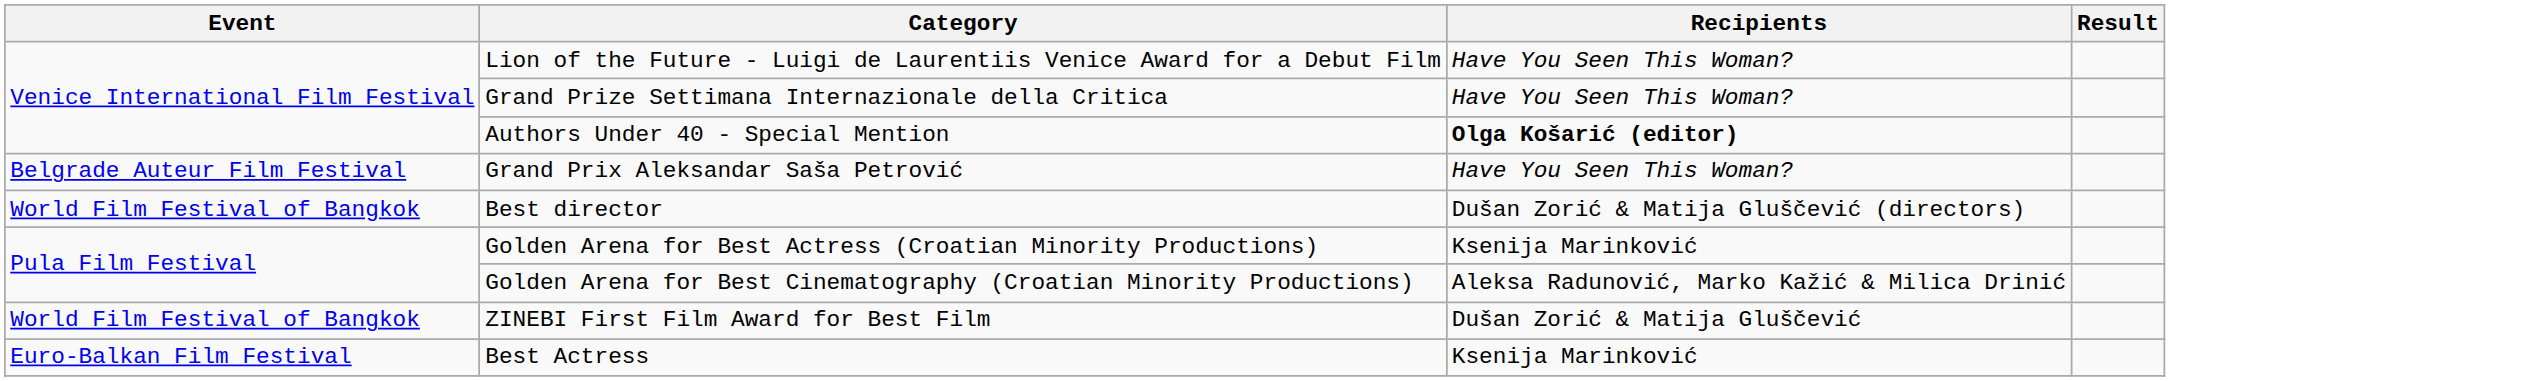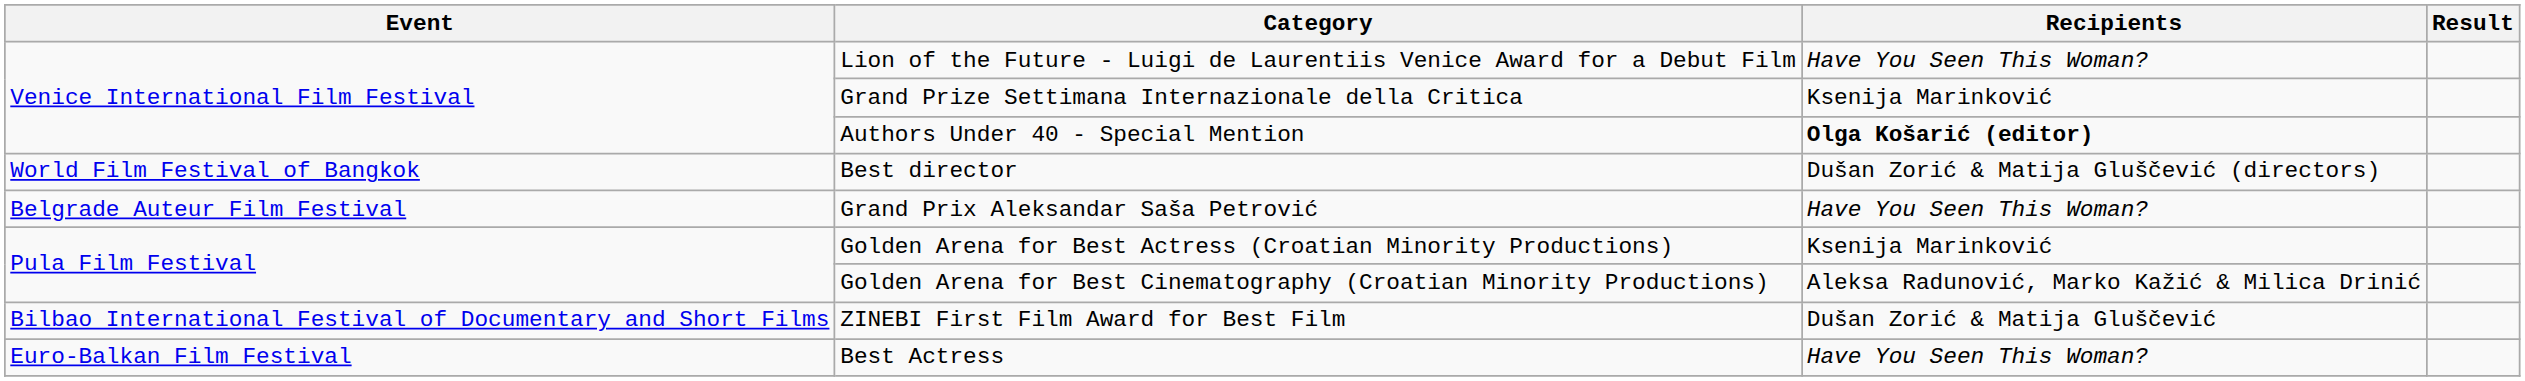(1622, 98) Have You Seen This Woman? -> (1930, 98) Ksenija Marinković
rows swapped: (724, 172) <-> (574, 209)
(215, 320) World Film Festival of Bangkok -> (420, 320) Bilbao International Festival of Documentary and Short Films
(1575, 357) Ksenija Marinković -> (1977, 357) Have You Seen This Woman?
